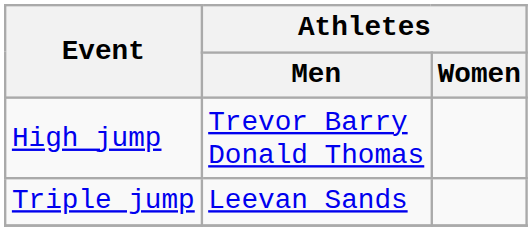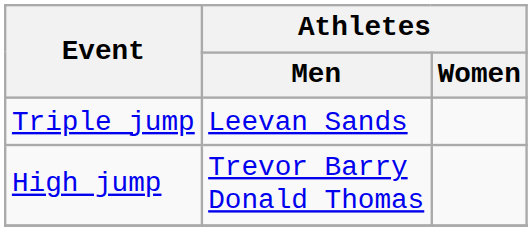rows swapped: (87, 138) <-> (103, 201)
